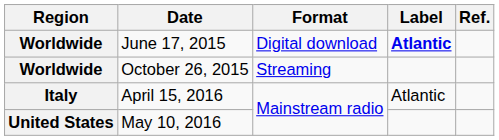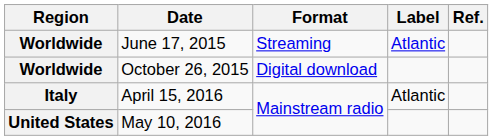(317, 43) Digital download -> (294, 43) Streaming
(421, 43) bold -> (418, 43) normal
(294, 69) Streaming -> (317, 69) Digital download
